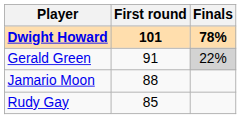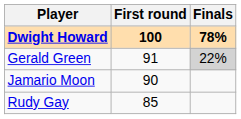(150, 37) 101 -> (150, 37) 100
(150, 80) 88 -> (150, 80) 90
